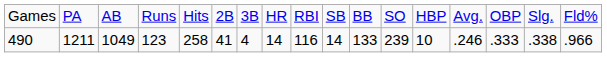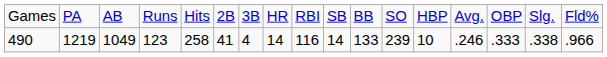(79, 39) 1211 -> (79, 39) 1219
